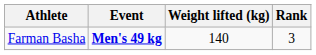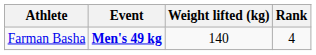(292, 38) 3 -> (292, 38) 4
